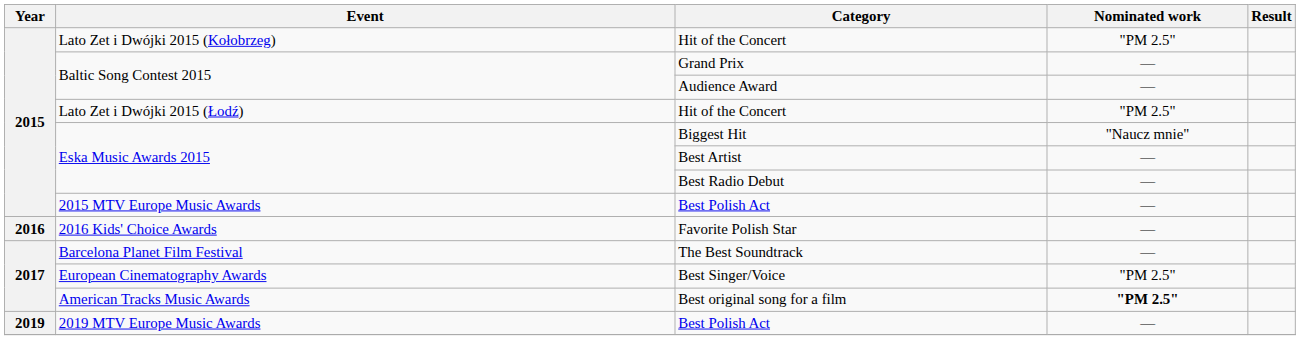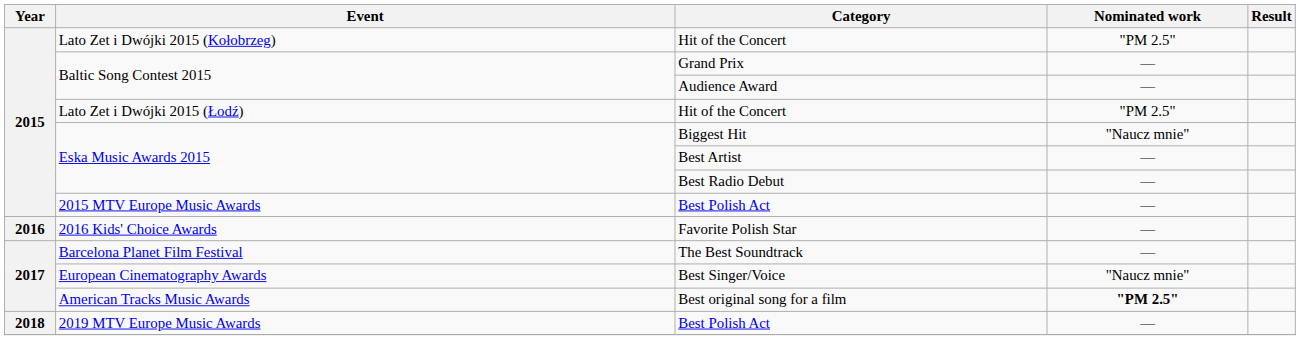(1148, 275) "PM 2.5" -> (1148, 275) "Naucz mnie"
(30, 323) 2019 -> (30, 323) 2018
